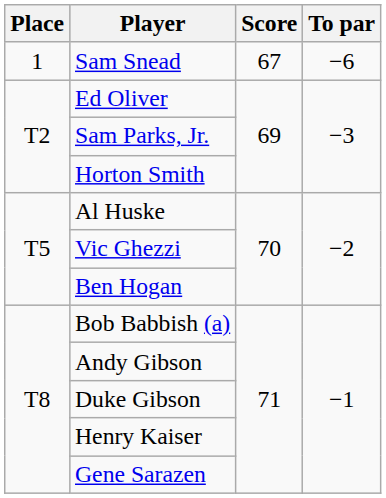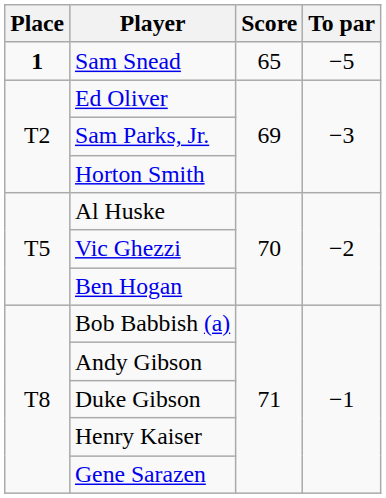(37, 60) normal -> (37, 60) bold
(269, 60) 67 -> (269, 60) 65
(342, 60) −6 -> (342, 60) −5
